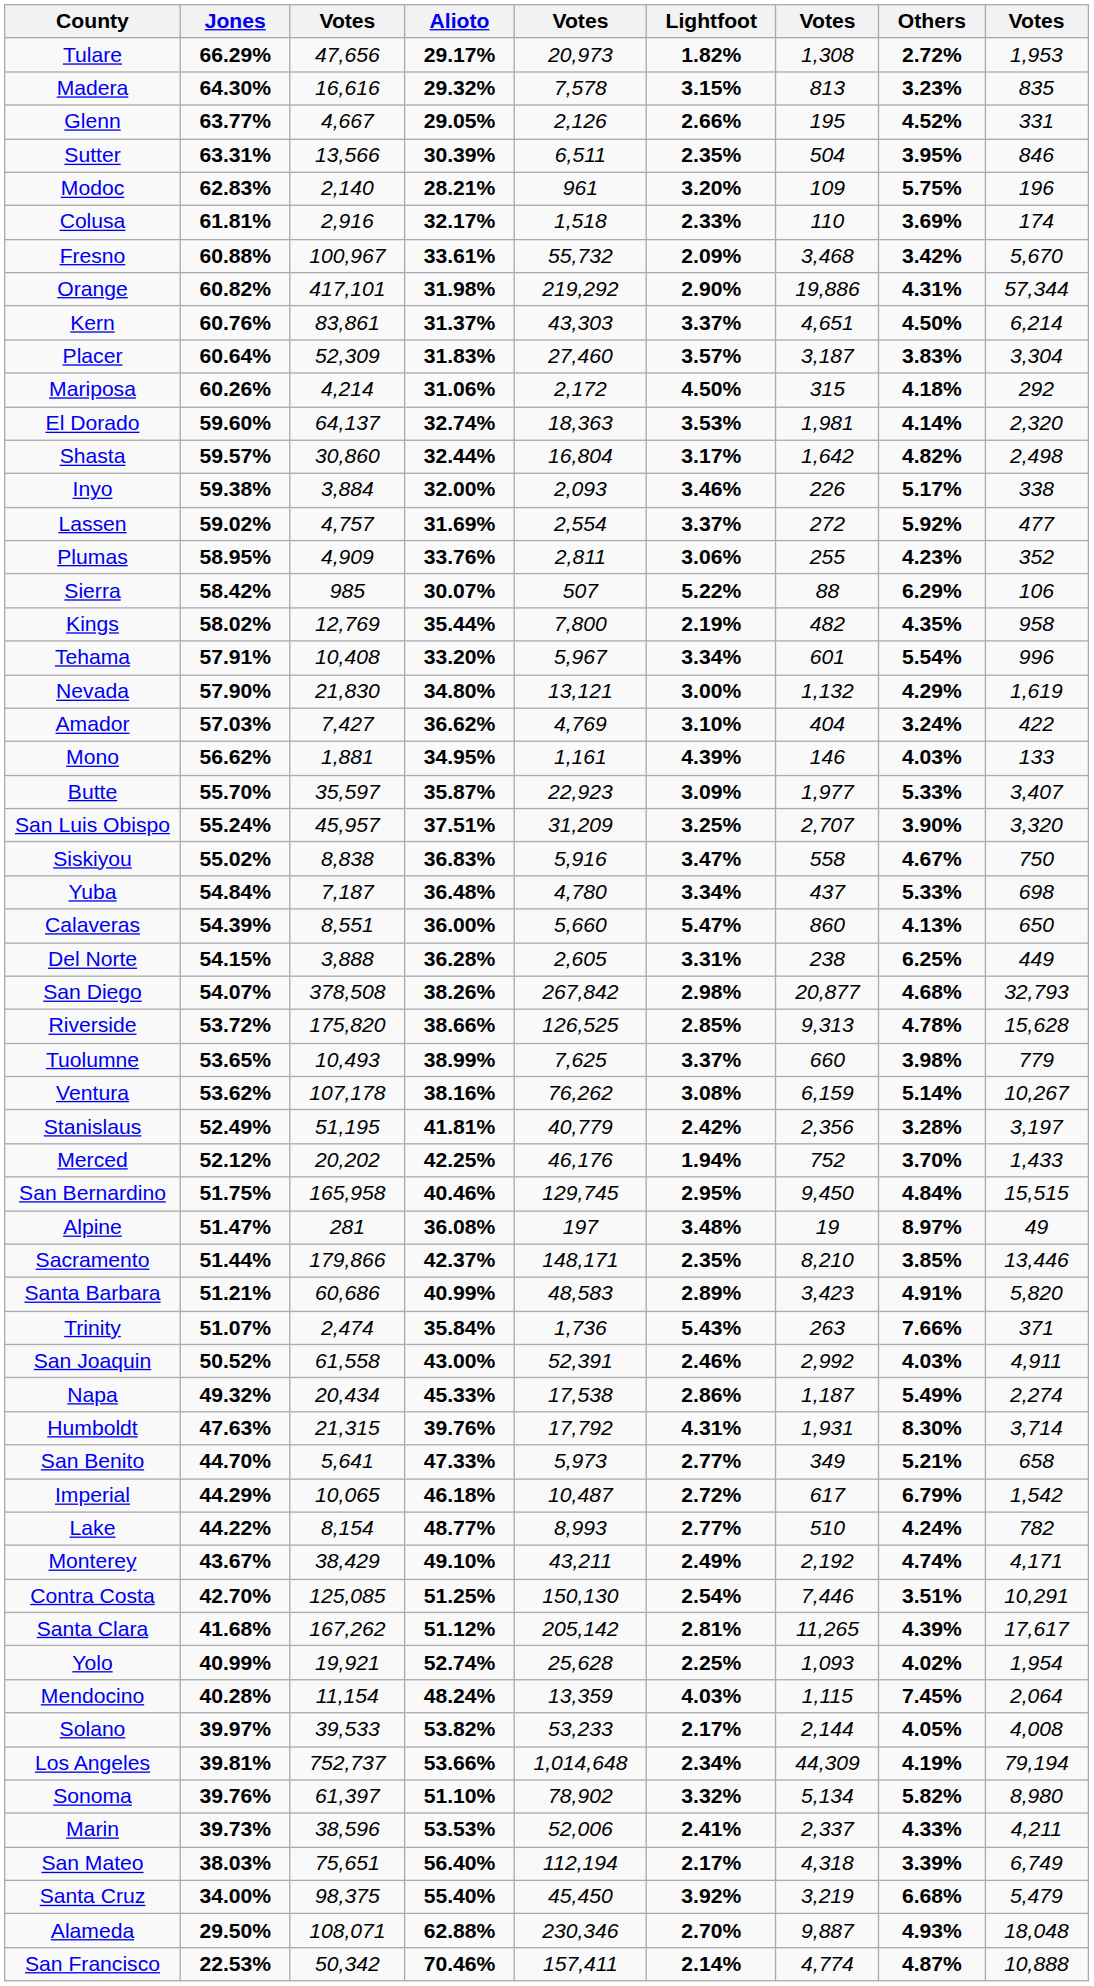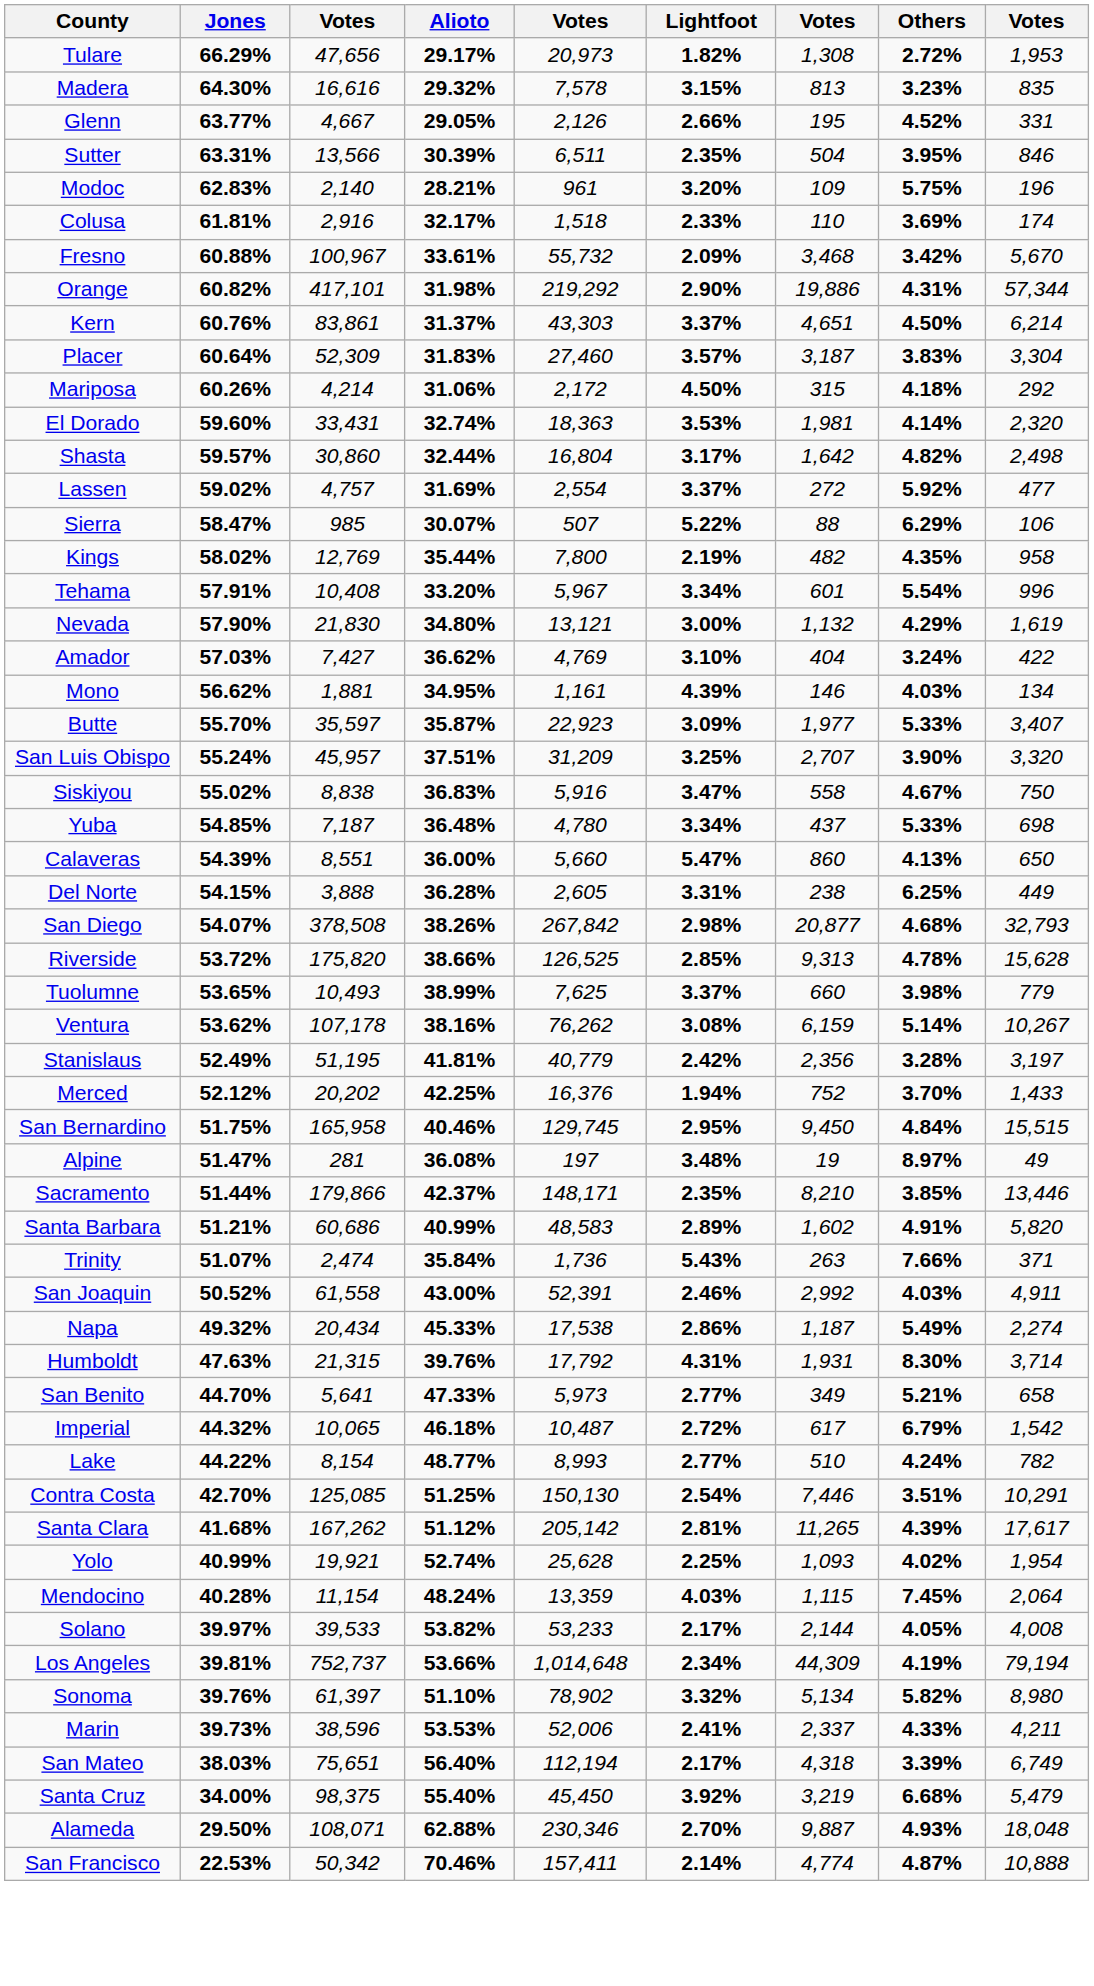(347, 423) 64,137 -> (347, 423) 33,431
- row: (93, 490)
- row: (92, 557)
(235, 590) 58.42% -> (235, 523) 58.47%
(1036, 758) 133 -> (1036, 691) 134
(235, 892) 54.84% -> (235, 825) 54.85%
(580, 1160) 46,176 -> (580, 1093) 16,376
(827, 1294) 3,423 -> (827, 1227) 1,602
(235, 1495) 44.29% -> (235, 1428) 44.32%
- row: (92, 1562)
